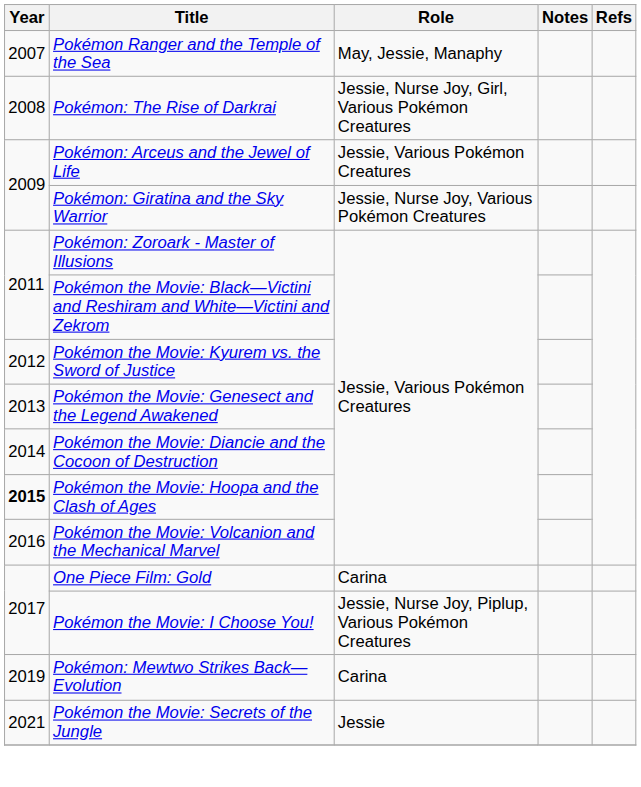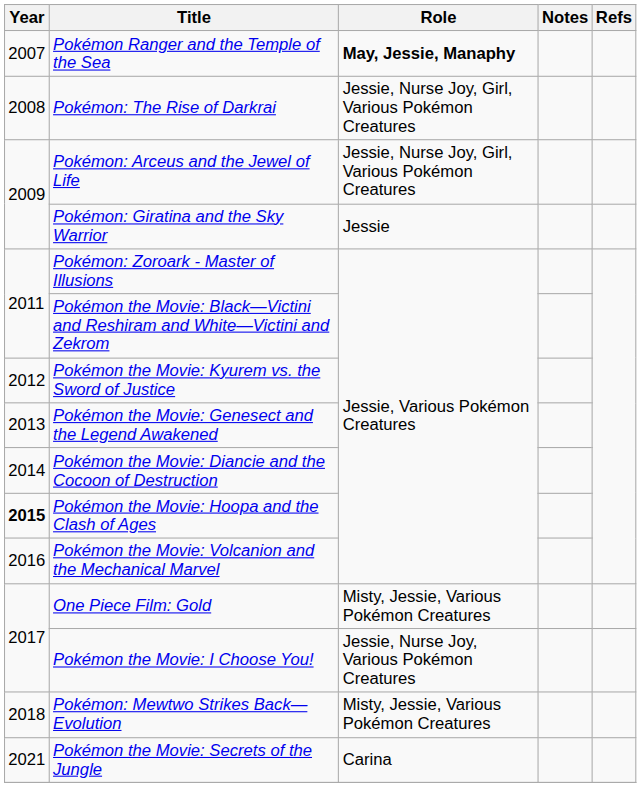(420, 53) normal -> (429, 53) bold
(431, 162) Jessie, Various Pokémon Creatures -> (428, 171) Jessie, Nurse Joy, Girl, Various Pokémon Creatures
(435, 207) Jessie, Nurse Joy, Various Pokémon Creatures -> (366, 226) Jessie
(362, 577) Carina -> (422, 605) Misty, Jessie, Various Pokémon Creatures
(433, 622) Jessie, Nurse Joy, Piplup, Various Pokémon Creatures -> (410, 660) Jessie, Nurse Joy, Various Pokémon Creatures
(27, 677) 2019 -> (27, 714) 2018
(362, 677) Carina -> (422, 714) Misty, Jessie, Various Pokémon Creatures
(361, 722) Jessie -> (367, 759) Carina
